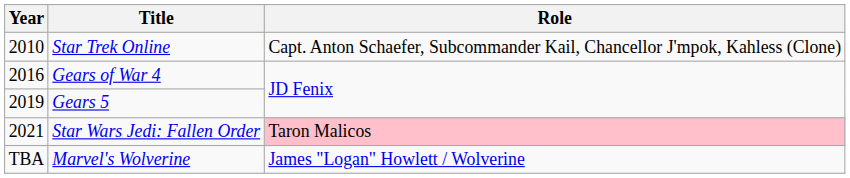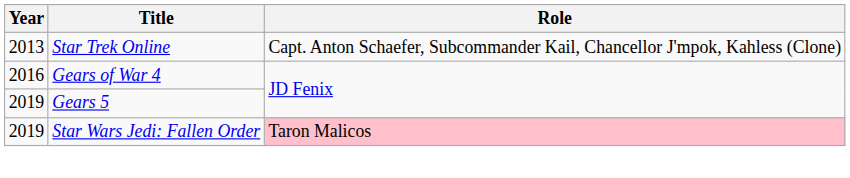(26, 46) 2010 -> (26, 46) 2013
(26, 131) 2021 -> (26, 131) 2019
- row: (121, 159)
